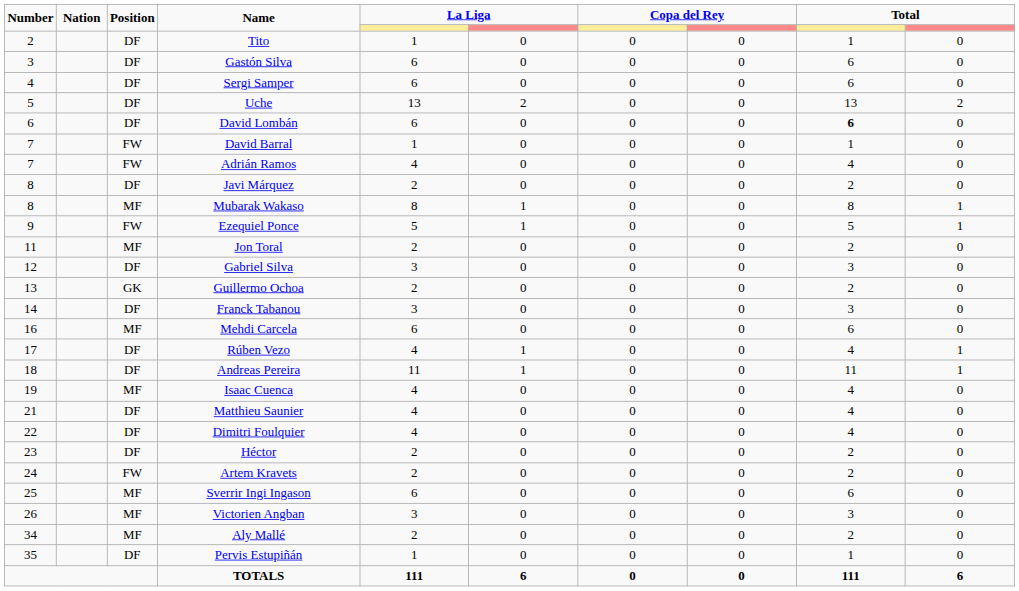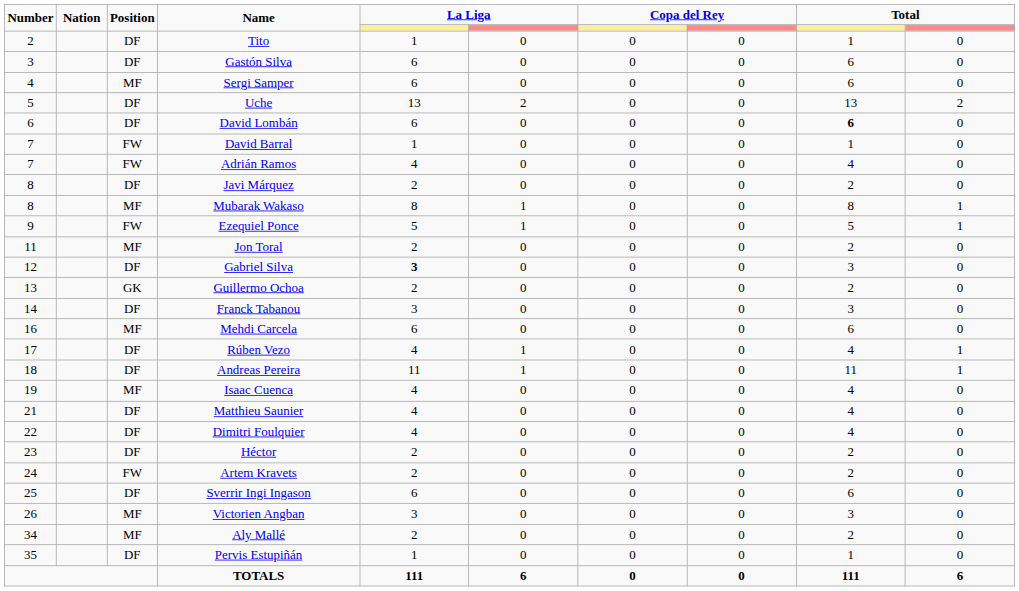(132, 82) DF -> (132, 82) MF
(414, 267) normal -> (414, 267) bold
(132, 493) MF -> (132, 493) DF
